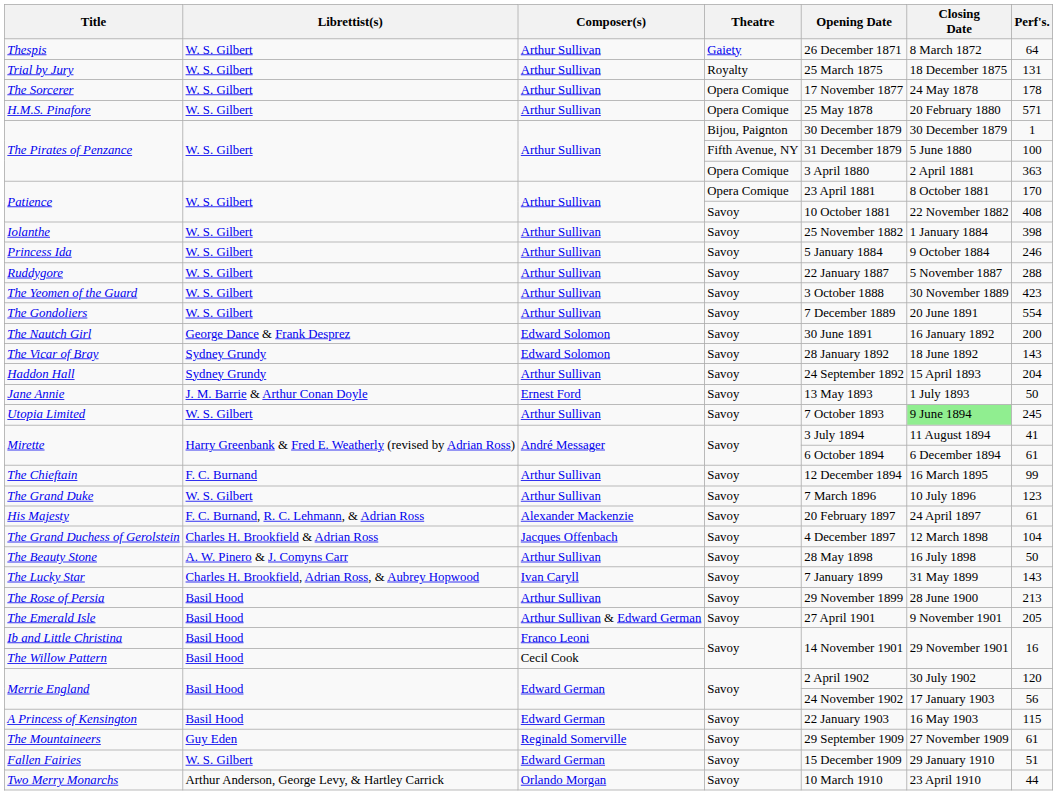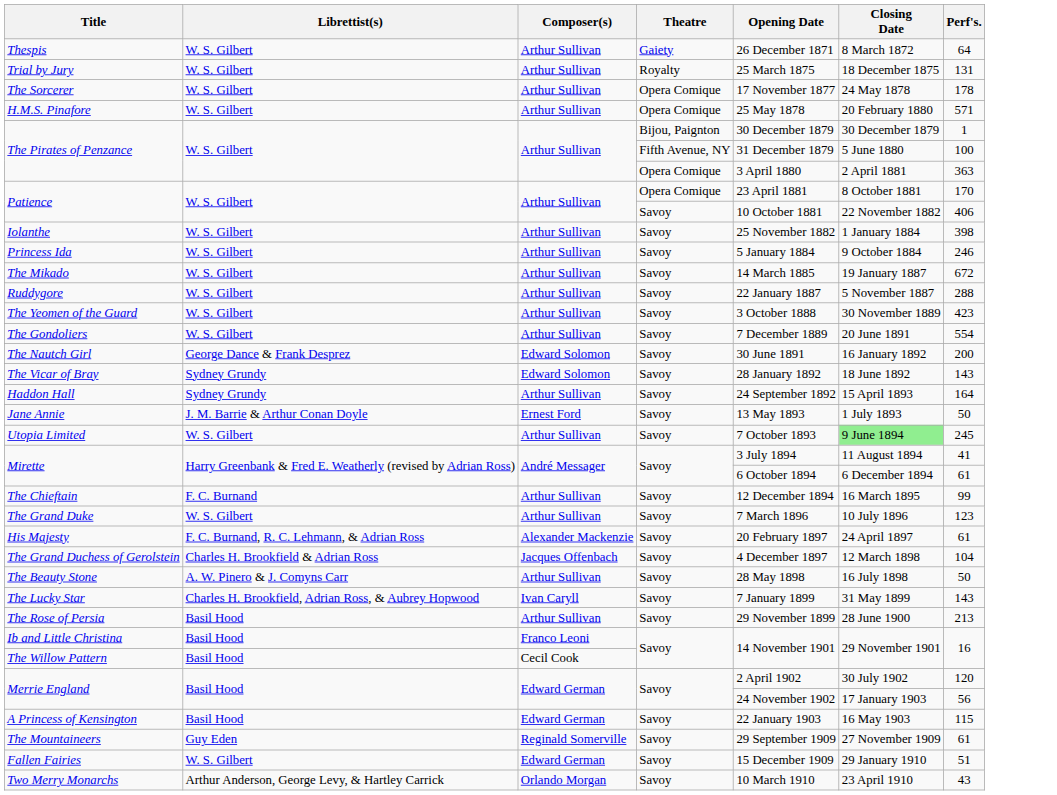(1032, 211) 408 -> (964, 211) 406
+ row: (38, 272)
(1032, 374) 204 -> (964, 394) 164
- row: (51, 617)
(1032, 780) 44 -> (964, 780) 43
